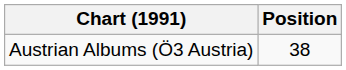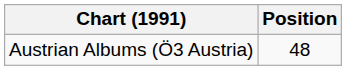(300, 49) 38 -> (300, 49) 48
